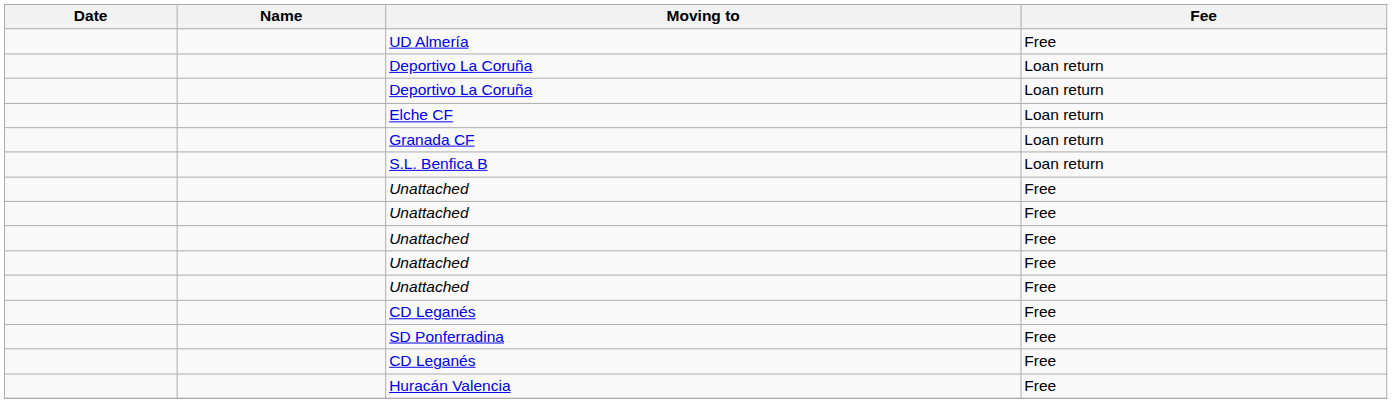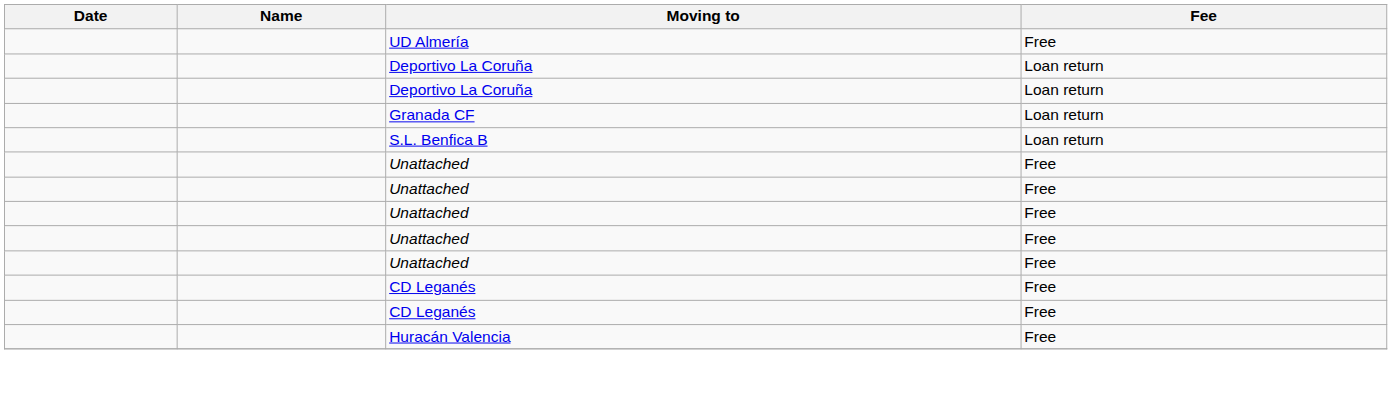- row: (421, 115)
- row: (447, 336)
